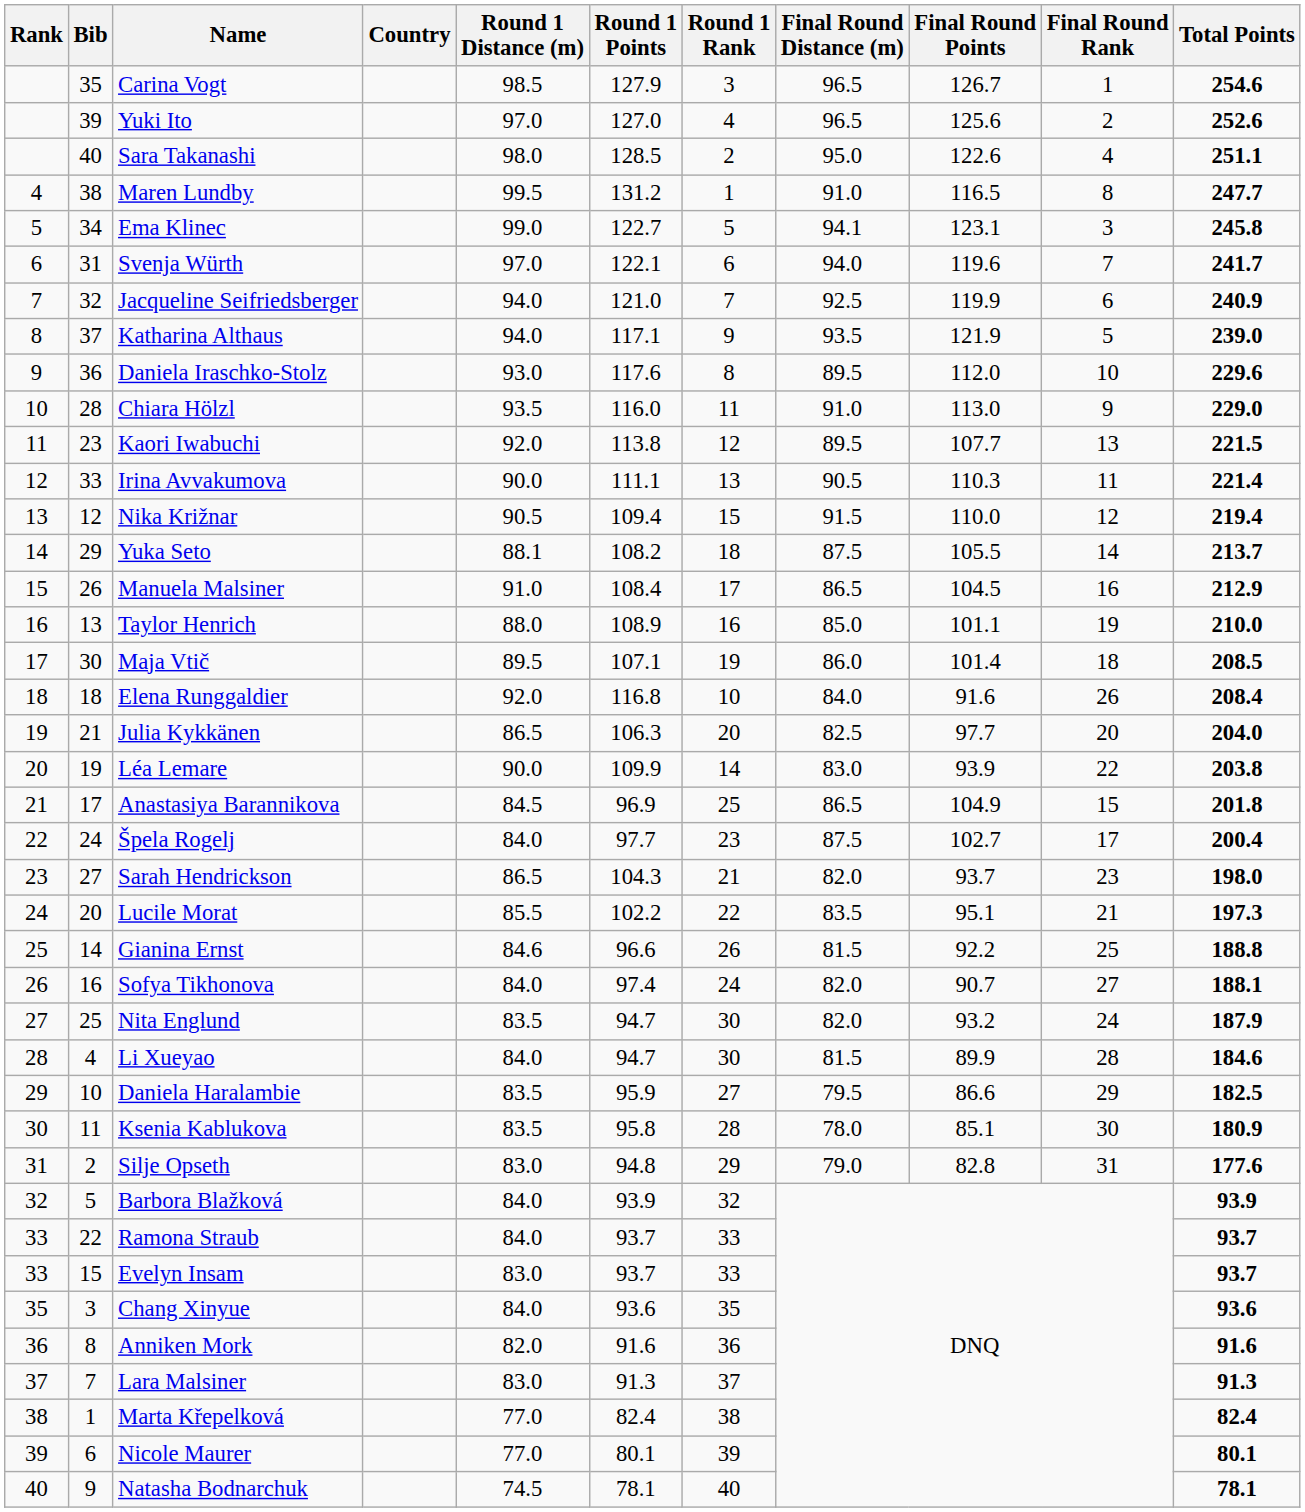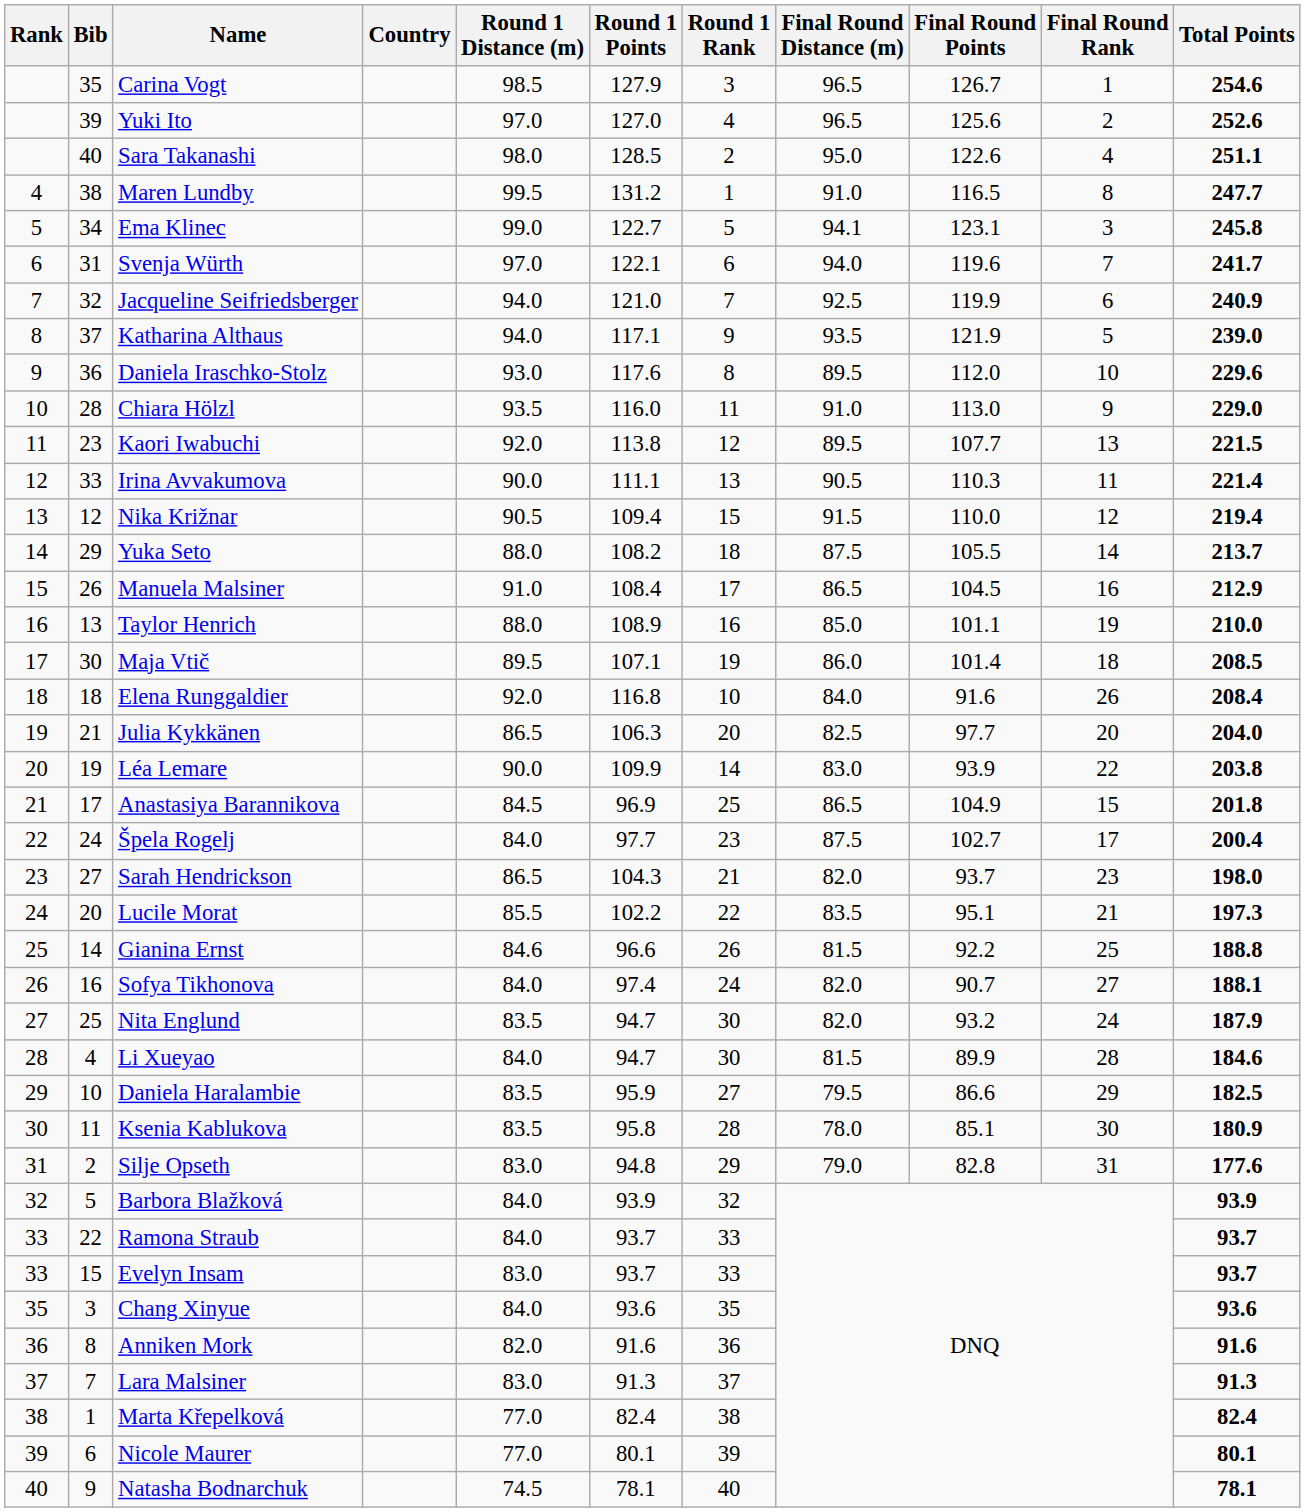(522, 552) 88.1 -> (522, 552) 88.0
